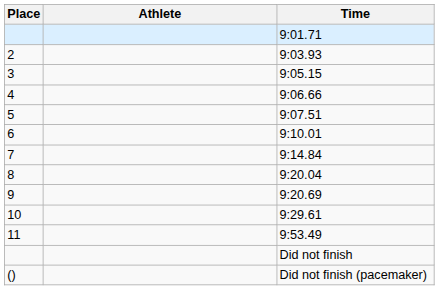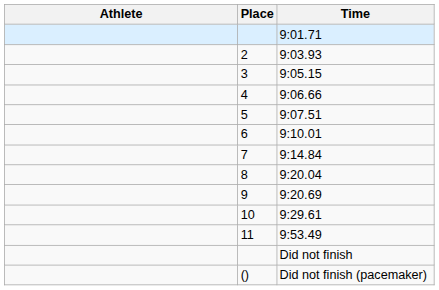columns swapped: (24, 14) <-> (160, 14)
